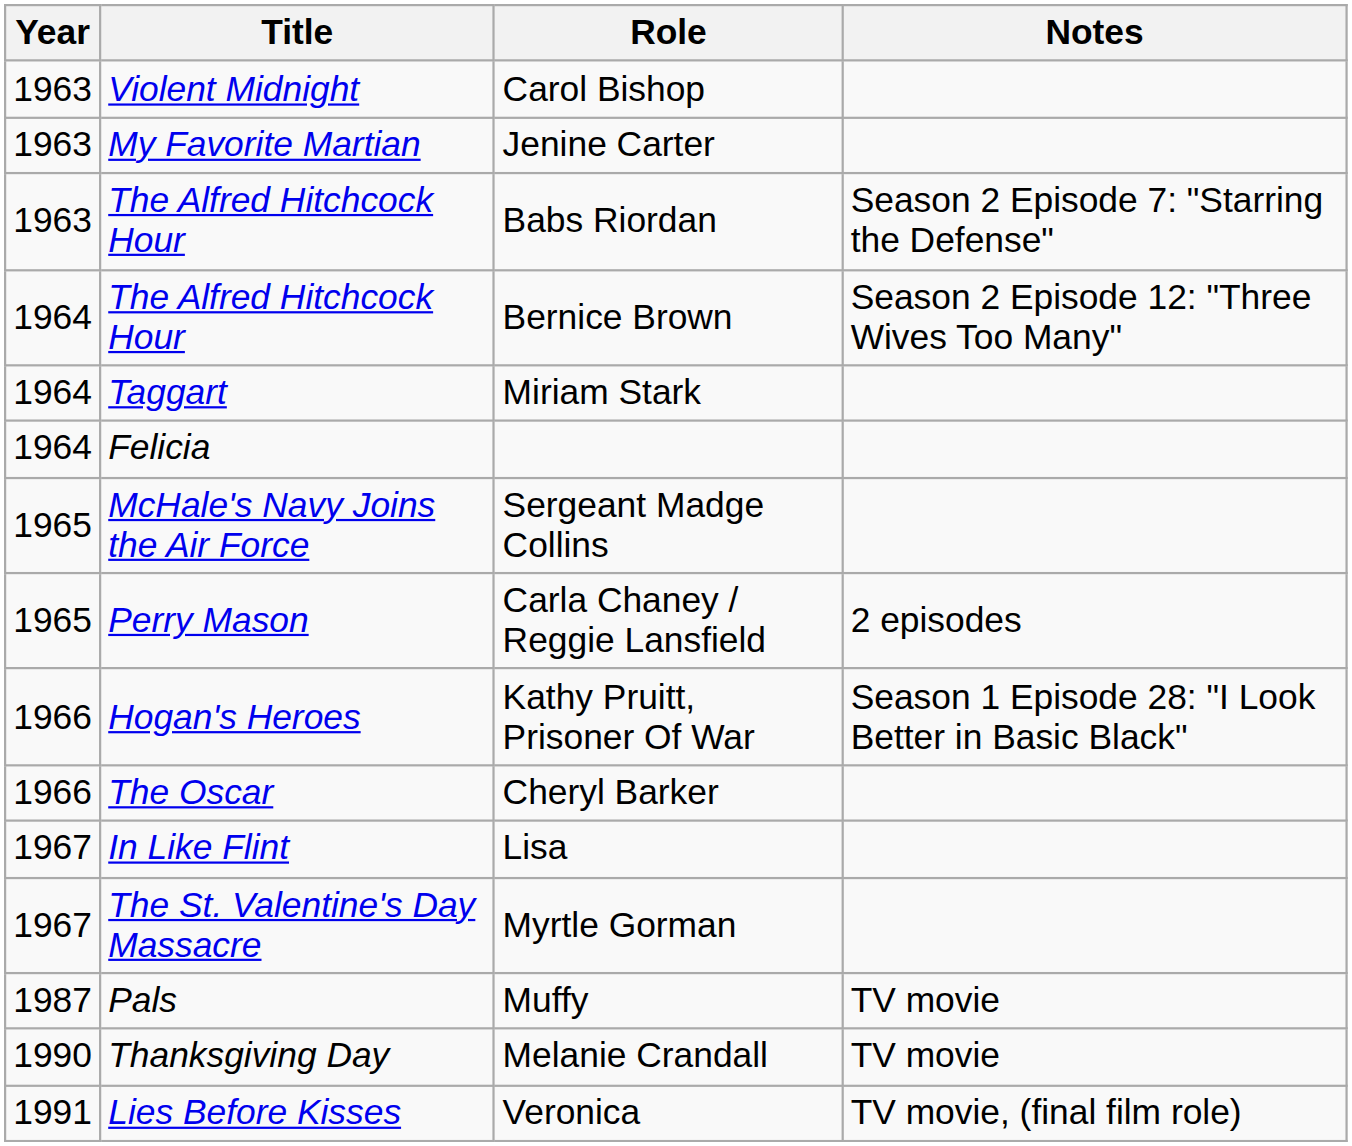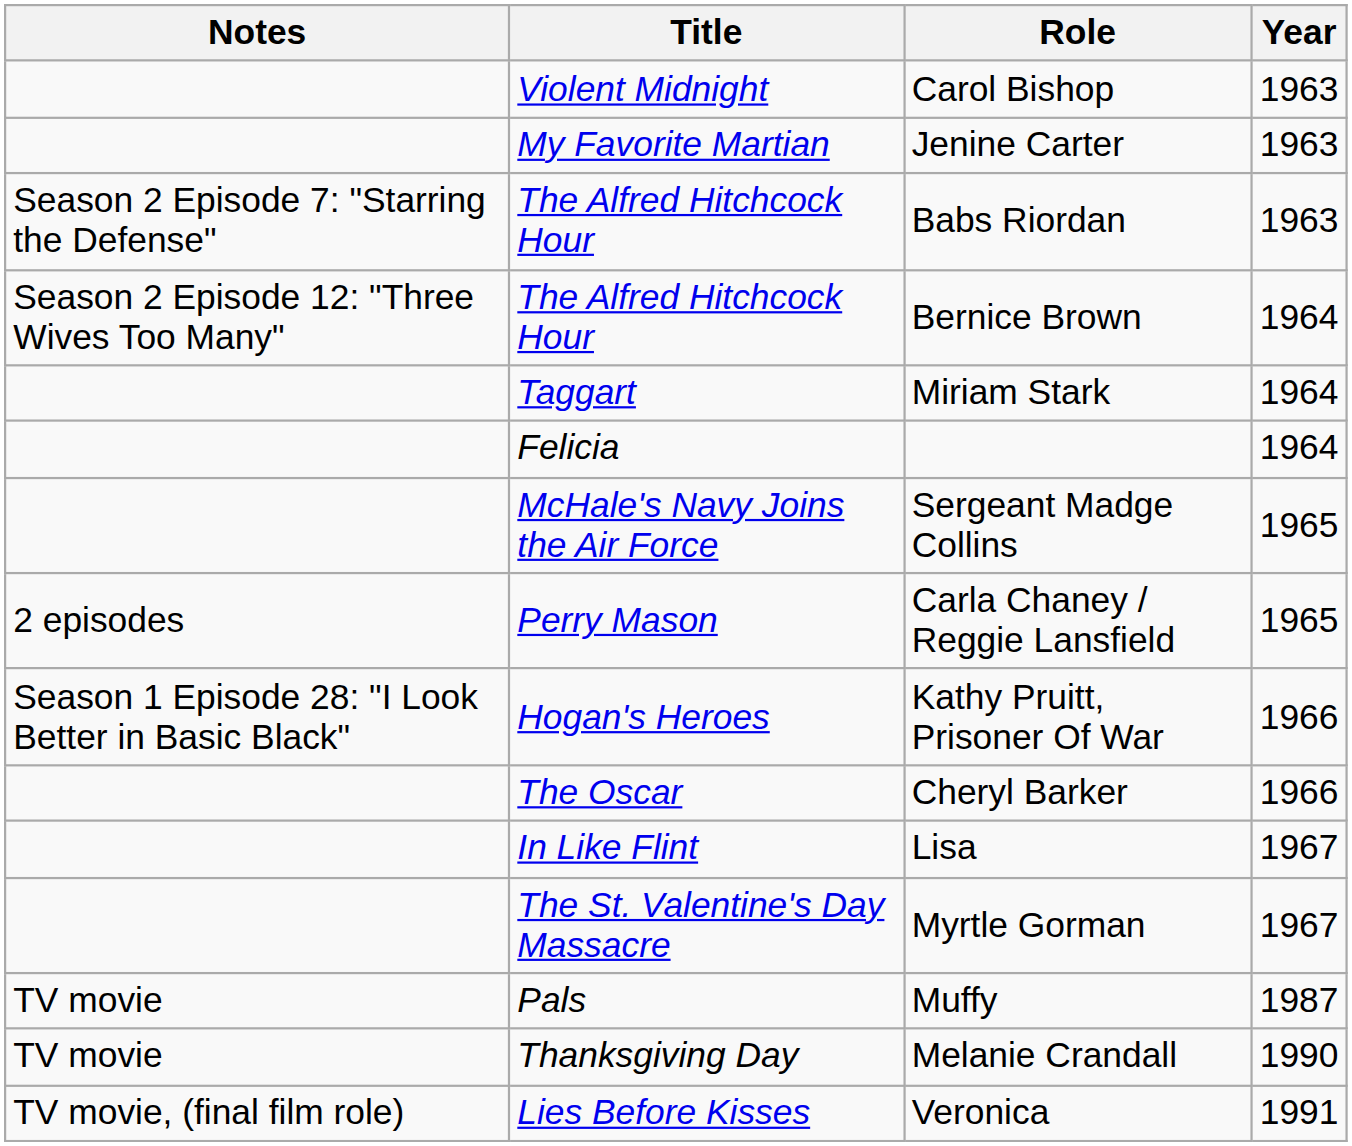columns swapped: (53, 32) <-> (1095, 32)
